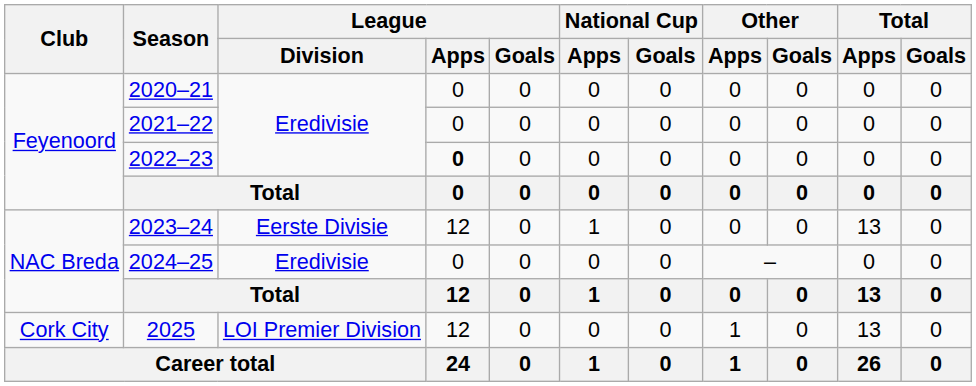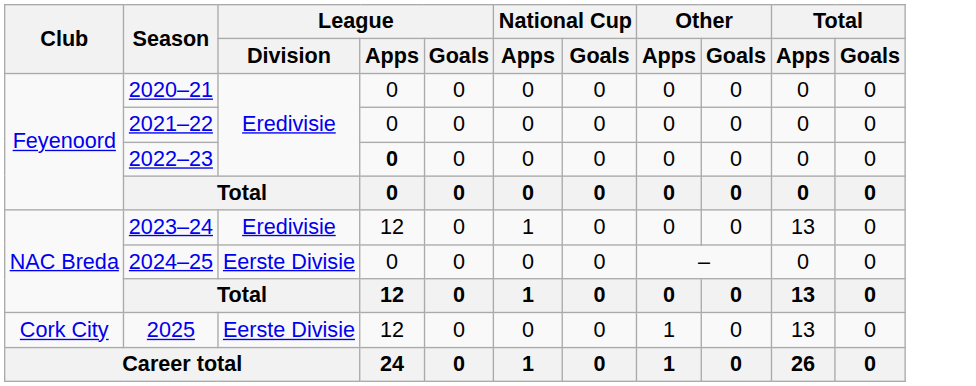(322, 227) Eerste Divisie -> (289, 227) Eredivisie
(322, 261) Eredivisie -> (289, 261) Eerste Divisie
(322, 329) LOI Premier Division -> (289, 329) Eerste Divisie
